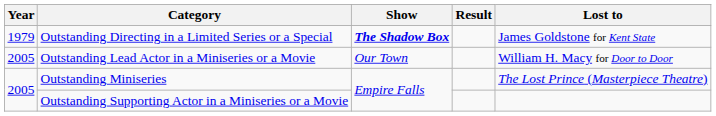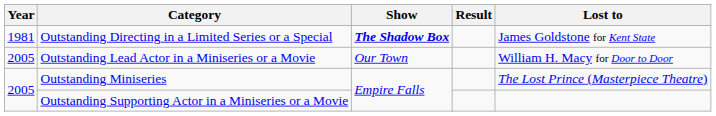(21, 36) 1979 -> (21, 36) 1981
